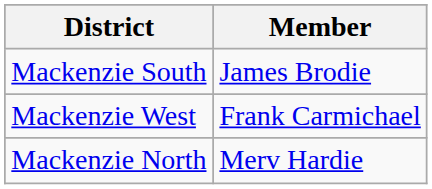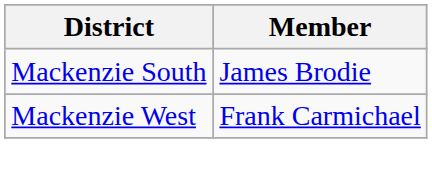- row: (109, 159)
